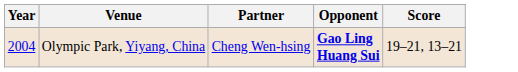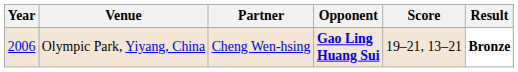+ column: (489, 16)
(22, 47) 2004 -> (22, 47) 2006
